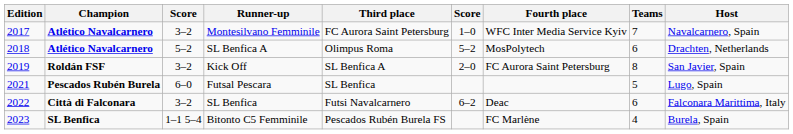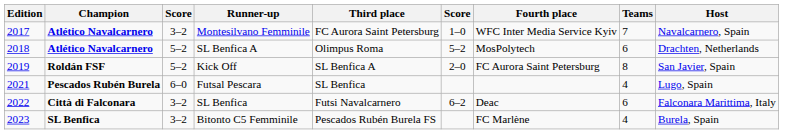(183, 66) 3–2 -> (178, 66) 5–2
(635, 84) 5 -> (625, 84) 4
(183, 119) 1–1 5–4 -> (178, 119) 3–2
